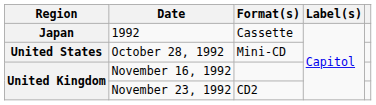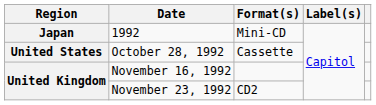(265, 33) Cassette -> (261, 33) Mini-CD
(261, 52) Mini-CD -> (265, 52) Cassette
